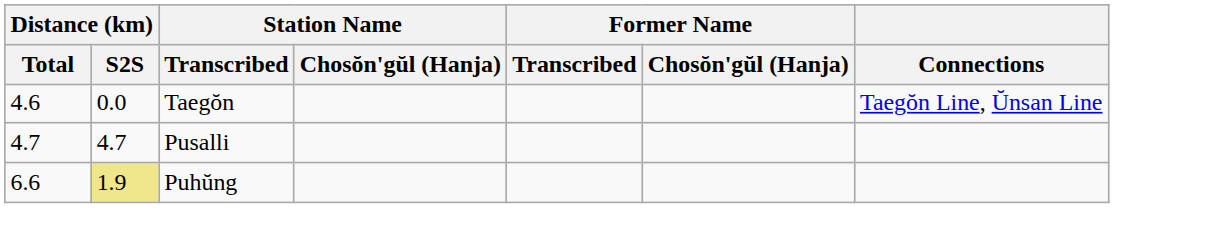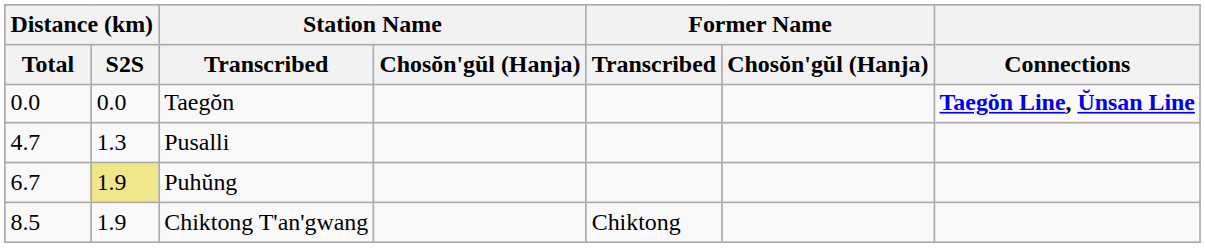(25, 103) 4.6 -> (25, 103) 0.0
(981, 103) normal -> (1067, 103) bold
(112, 142) 4.7 -> (112, 142) 1.3
(25, 182) 6.6 -> (25, 182) 6.7
+ row: (266, 221)
